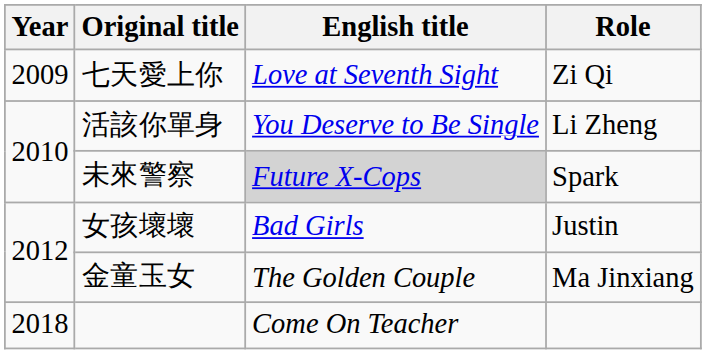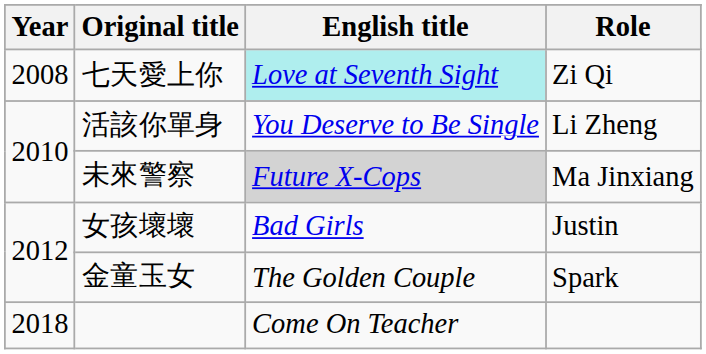(40, 74) 2009 -> (40, 74) 2008
(375, 74) no background -> (375, 74) paleturquoise background
(585, 175) Spark -> (623, 175) Ma Jinxiang
(623, 276) Ma Jinxiang -> (585, 276) Spark
